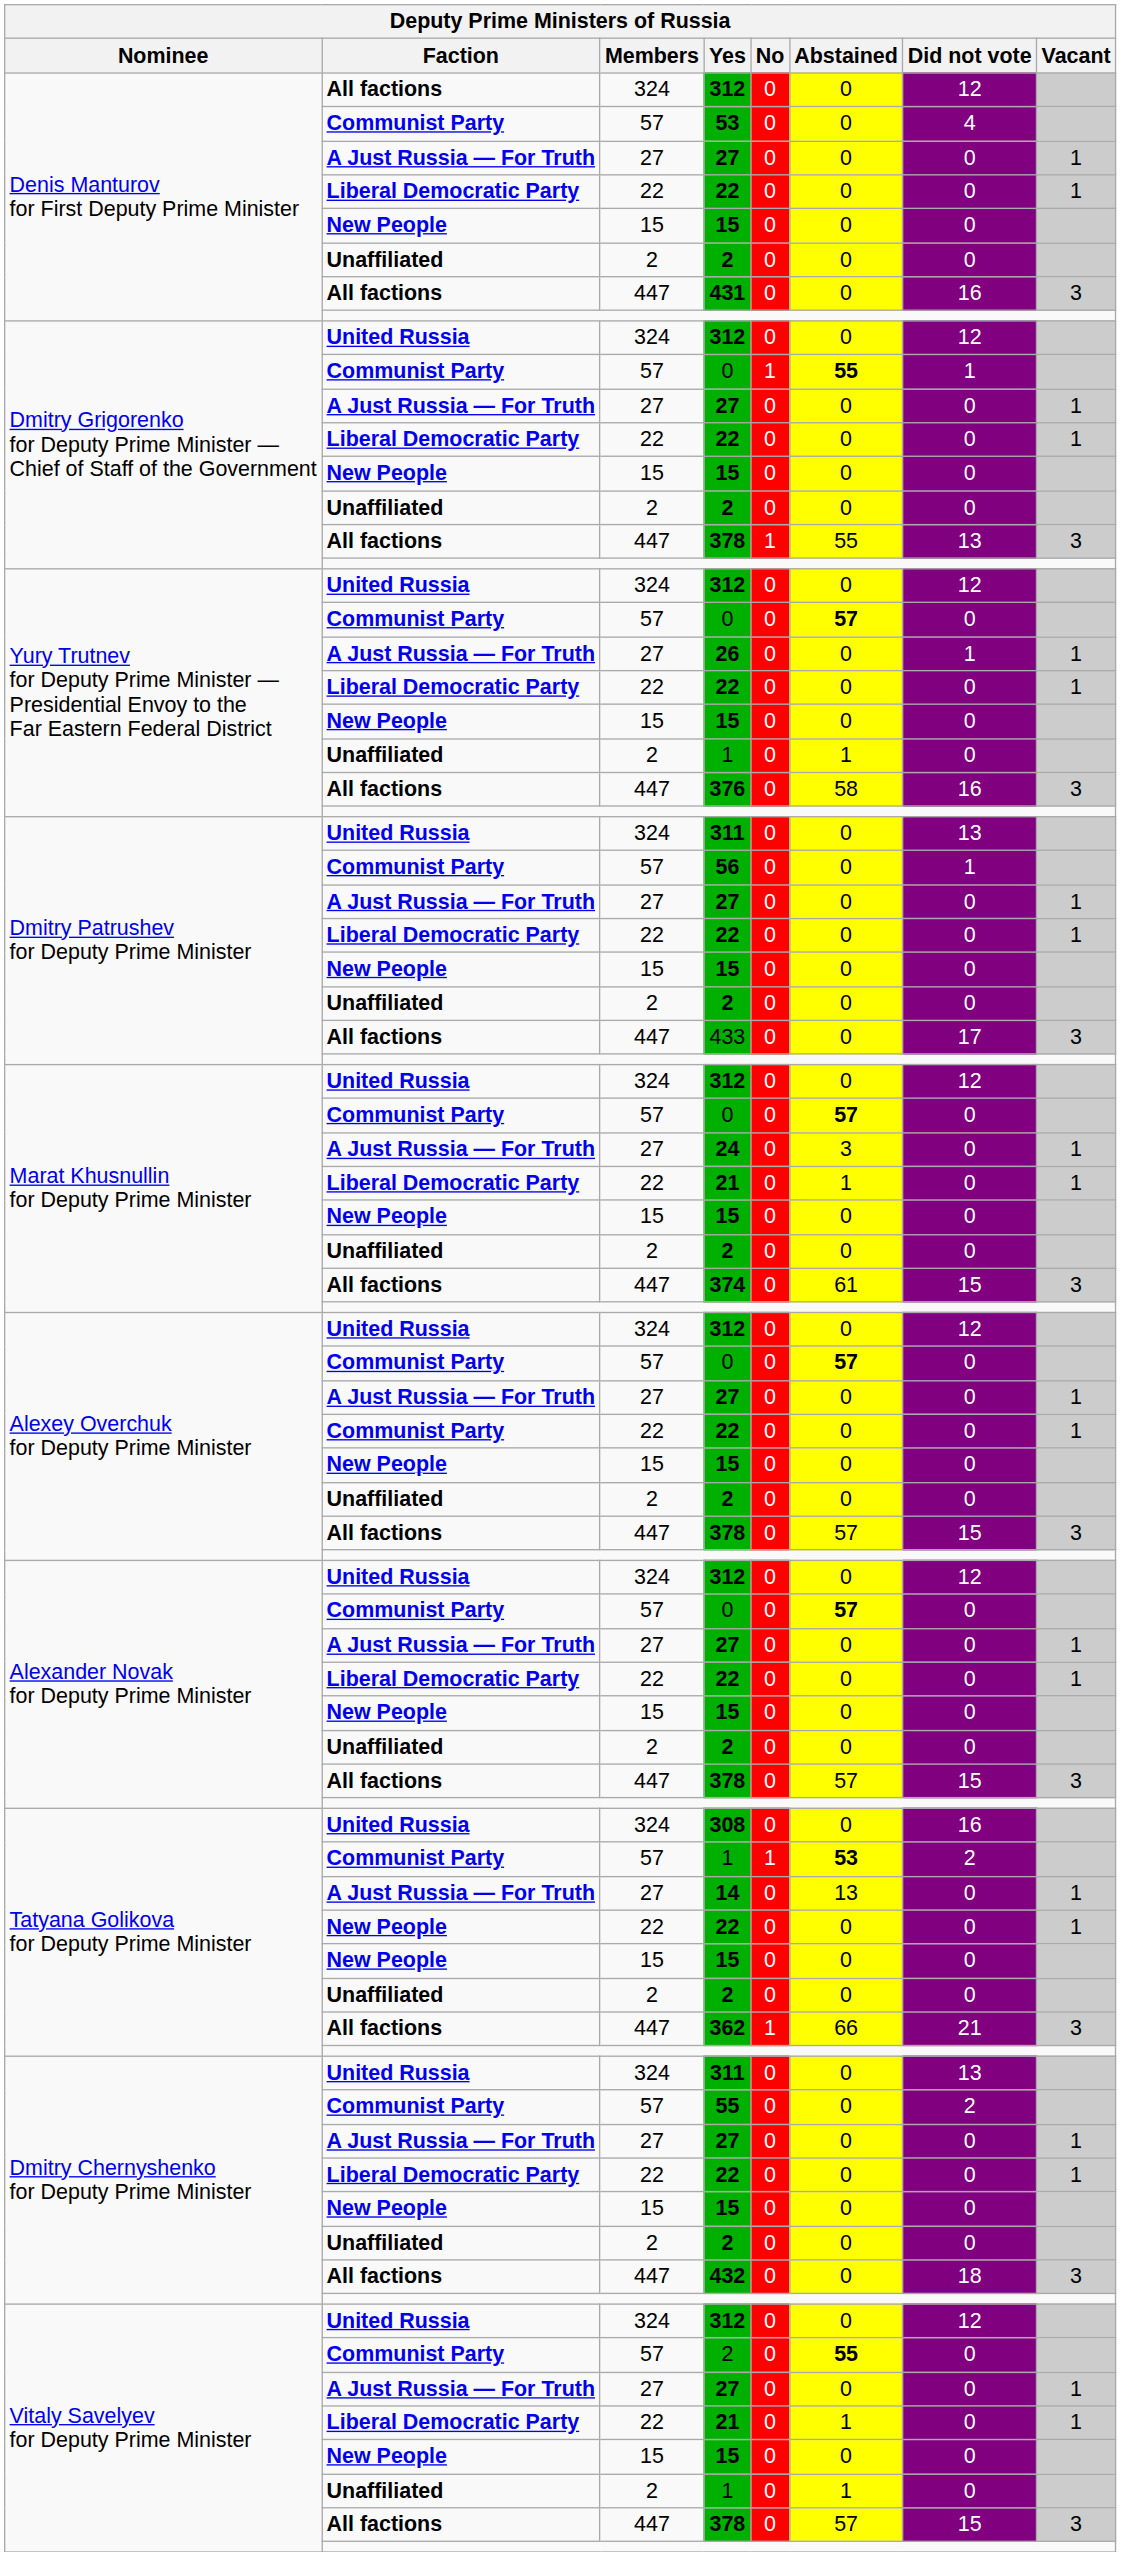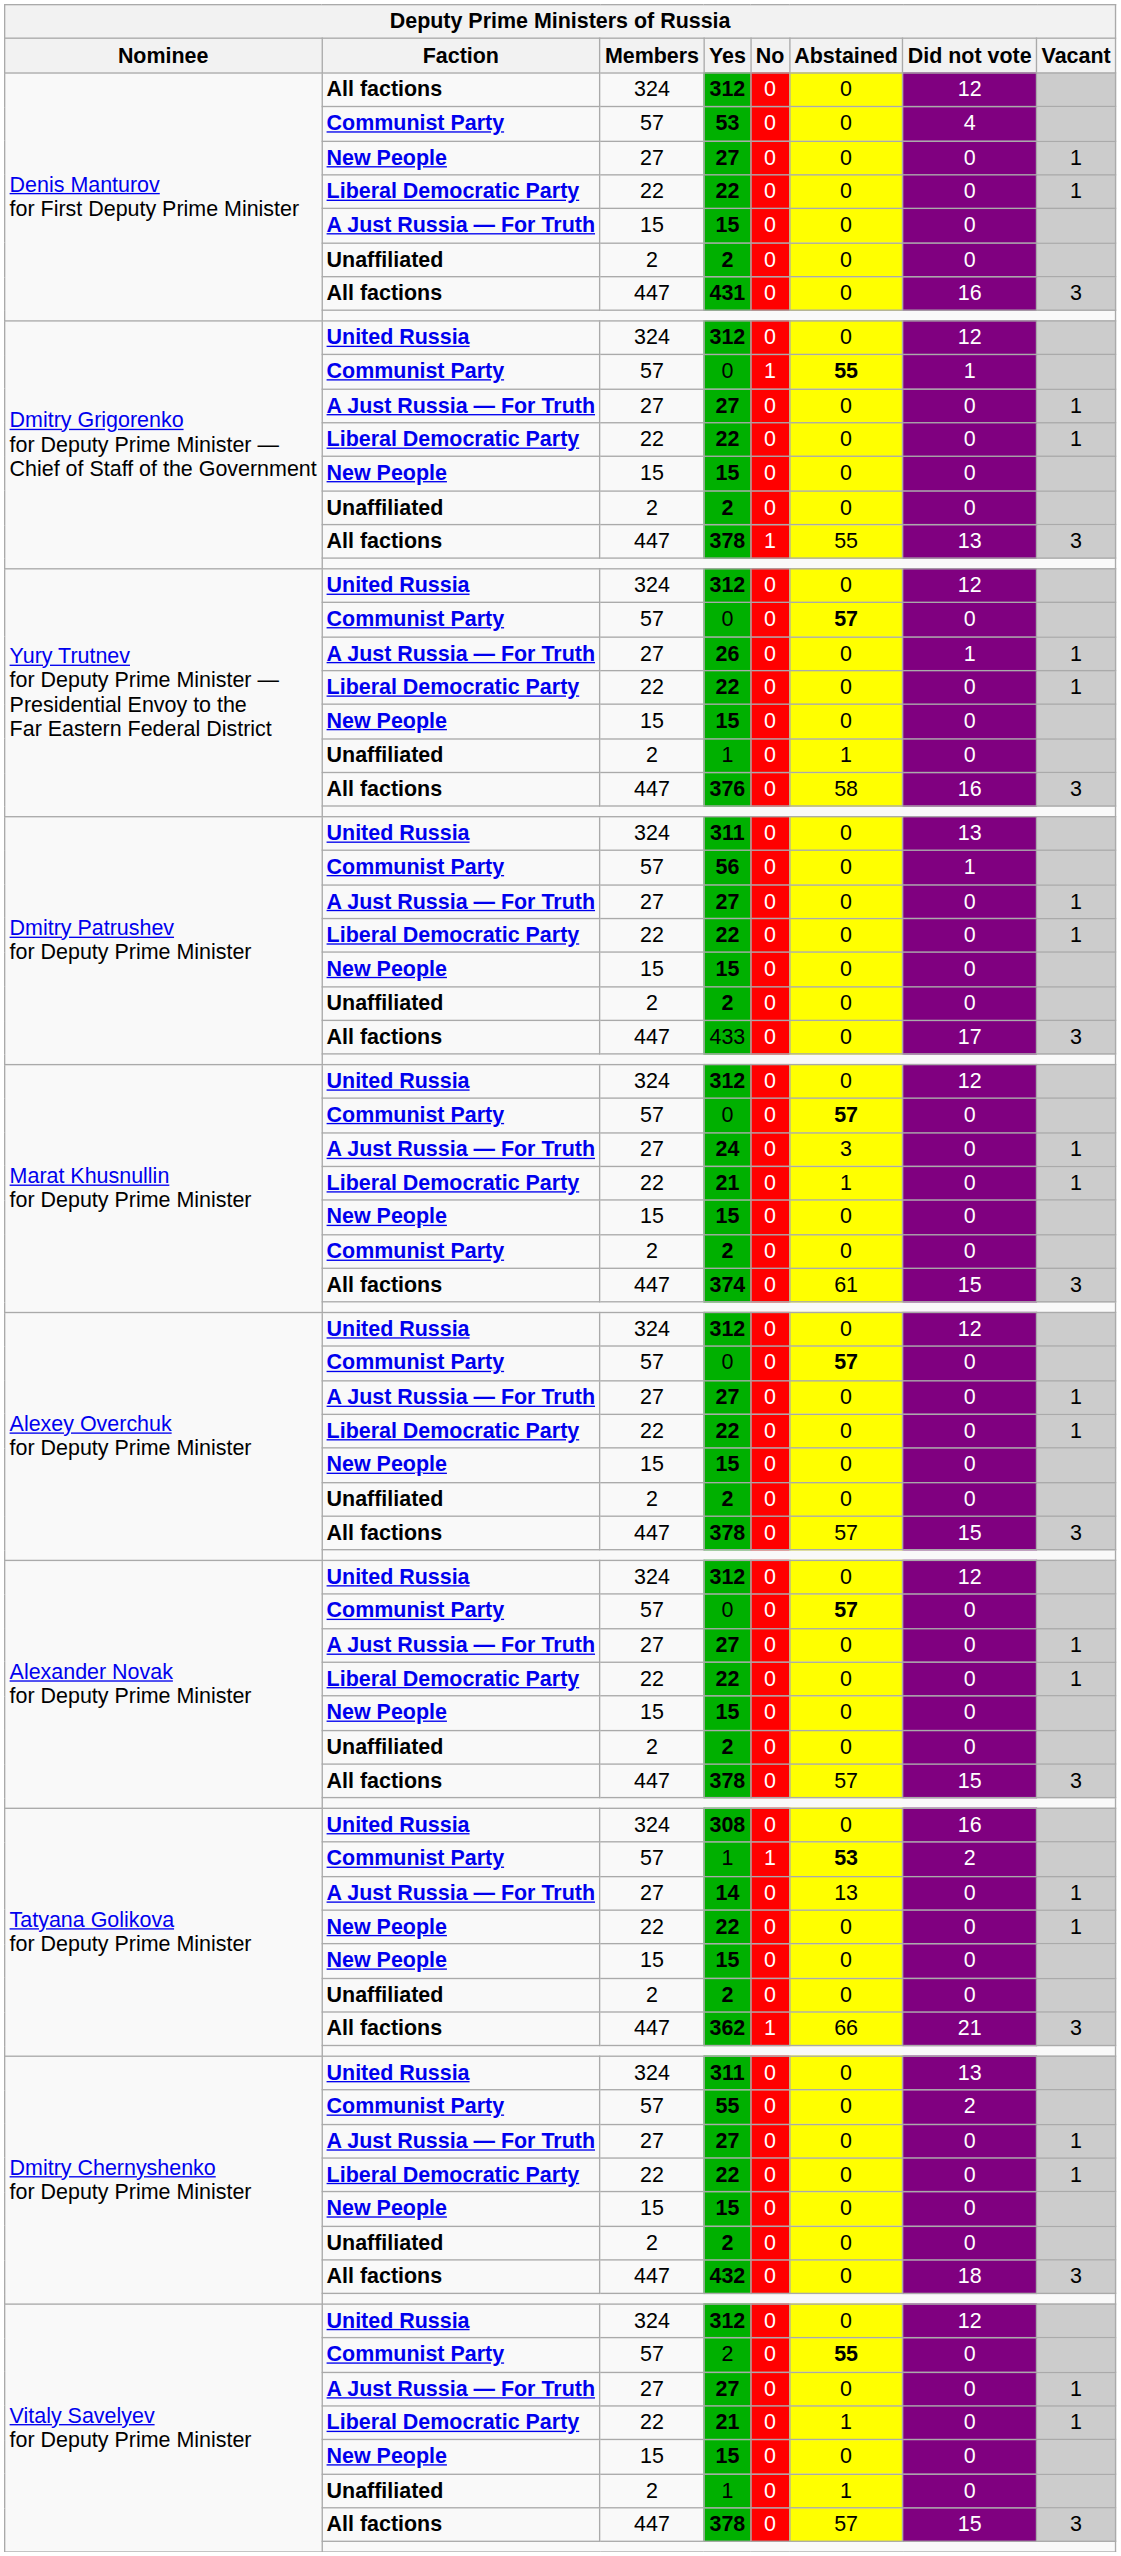(461, 157) A Just Russia — For Truth -> (387, 157) New People
(387, 225) New People -> (461, 225) A Just Russia — For Truth
(385, 1251) Unaffiliated -> (415, 1251) Communist Party
(415, 1431) Communist Party -> (453, 1431) Liberal Democratic Party
